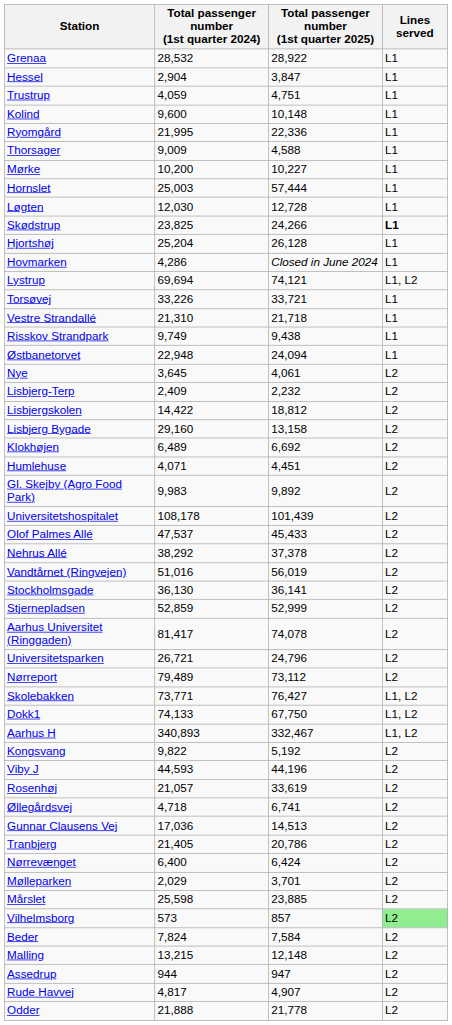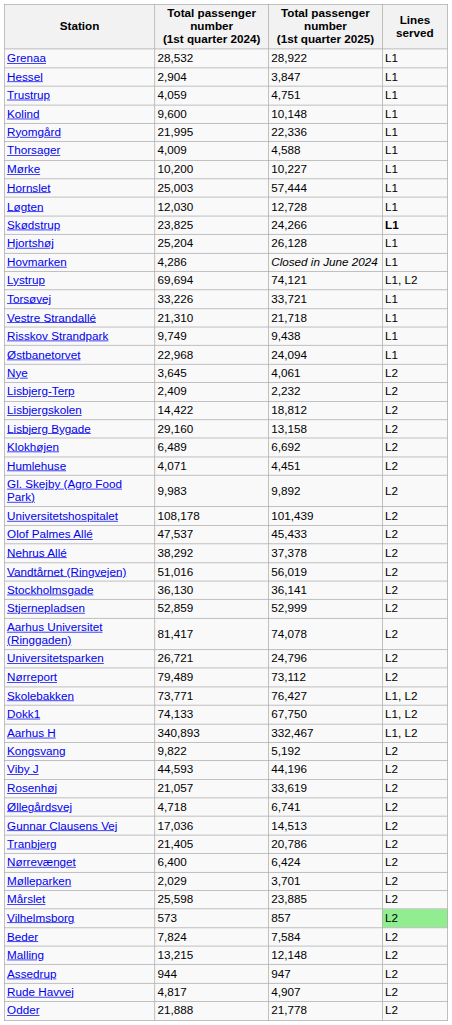(172, 151) 9,009 -> (172, 151) 4,009
(175, 354) 22,948 -> (175, 354) 22,968
